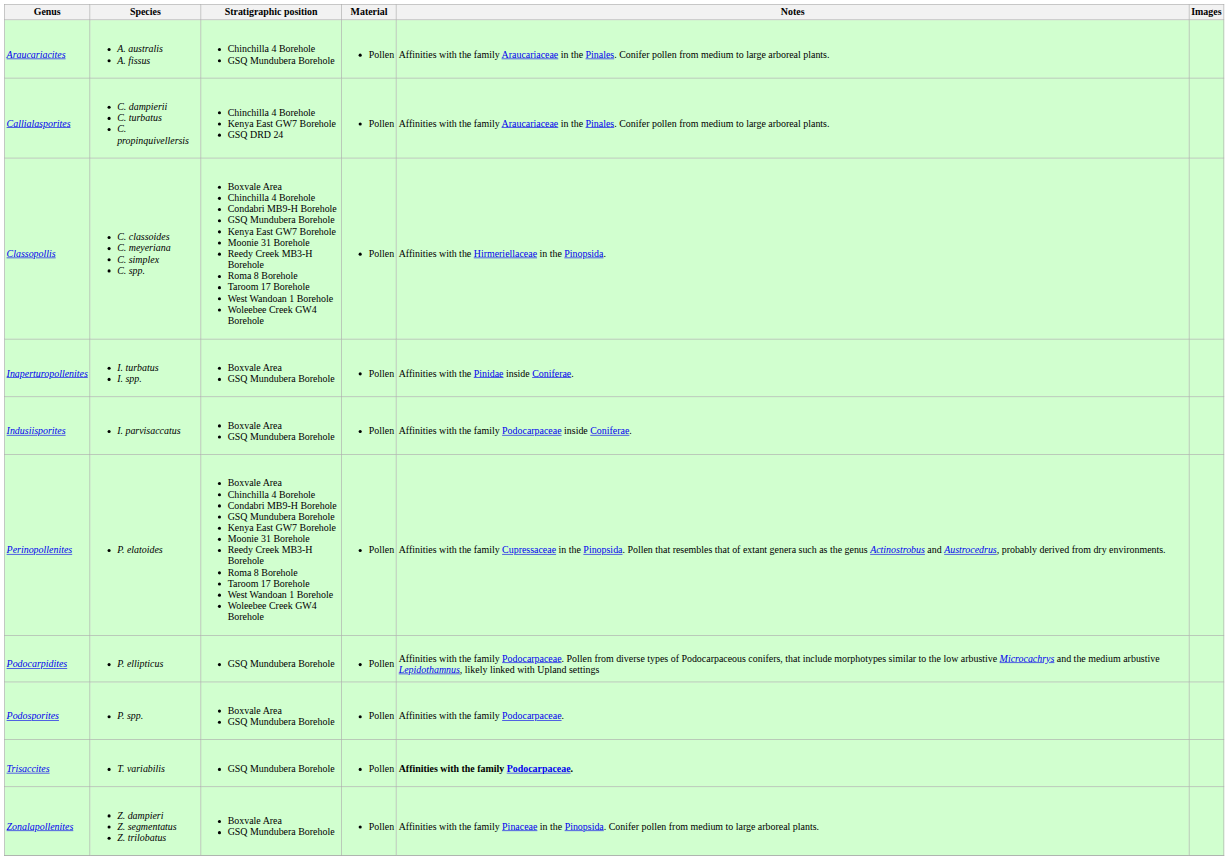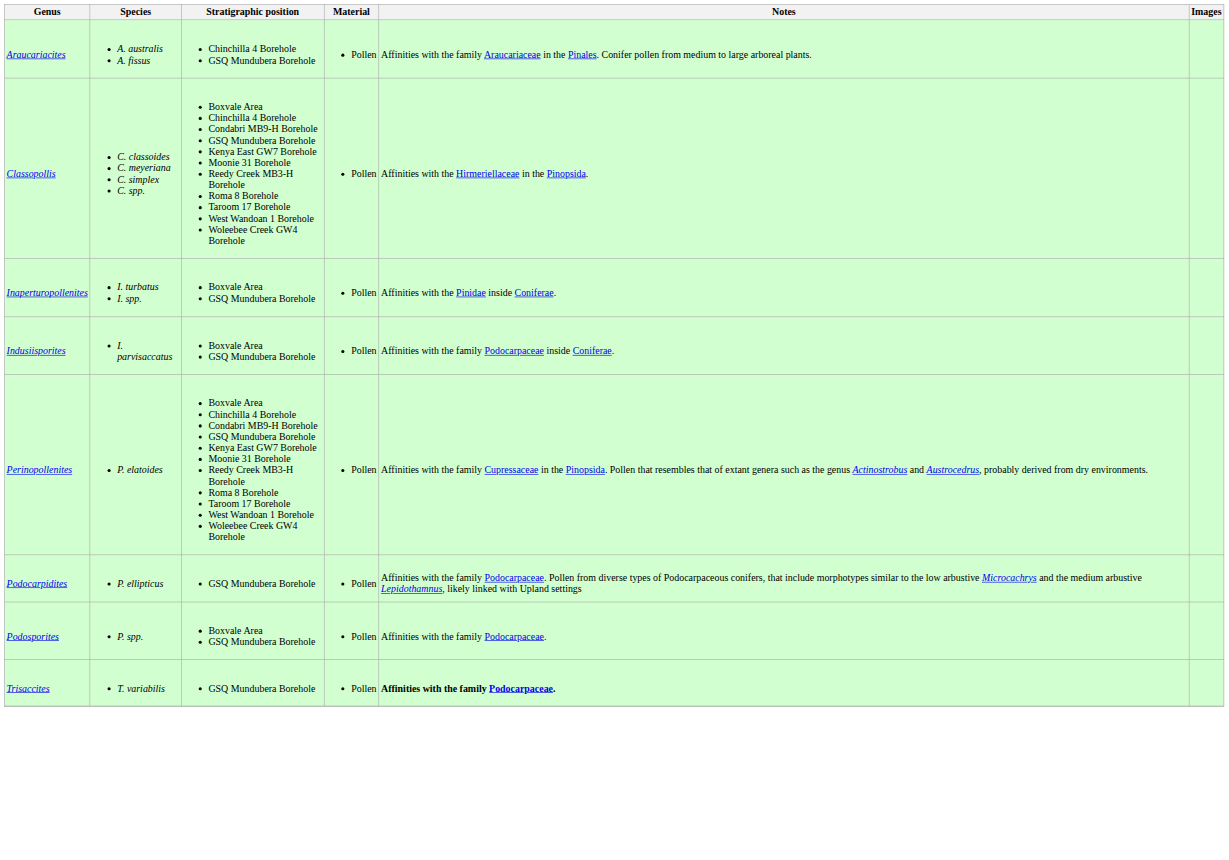- row: (39, 123)
- row: (40, 826)
